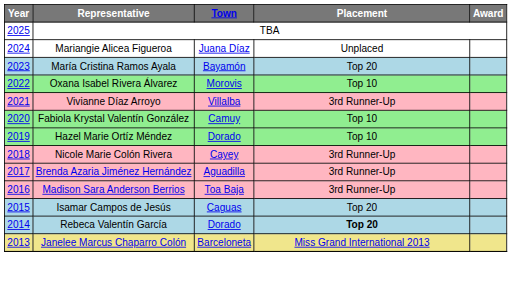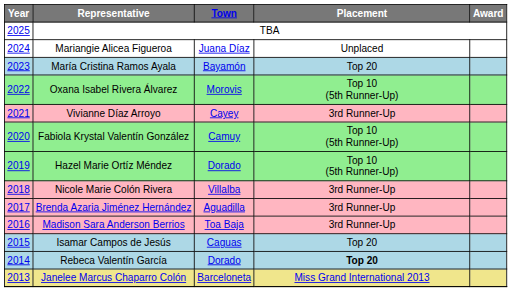(362, 84) Top 10 -> (362, 90) Top 10 (5th Runner-Up)
(224, 101) Villalba -> (224, 113) Cayey
(362, 119) Top 10 -> (362, 137) Top 10 (5th Runner-Up)
(362, 137) Top 10 -> (362, 166) Top 10 (5th Runner-Up)
(224, 154) Cayey -> (224, 190) Villalba
